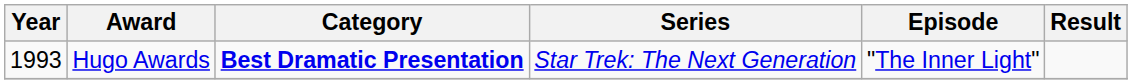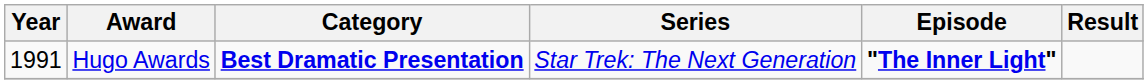(36, 59) 1993 -> (36, 59) 1991
(953, 59) normal -> (962, 59) bold
